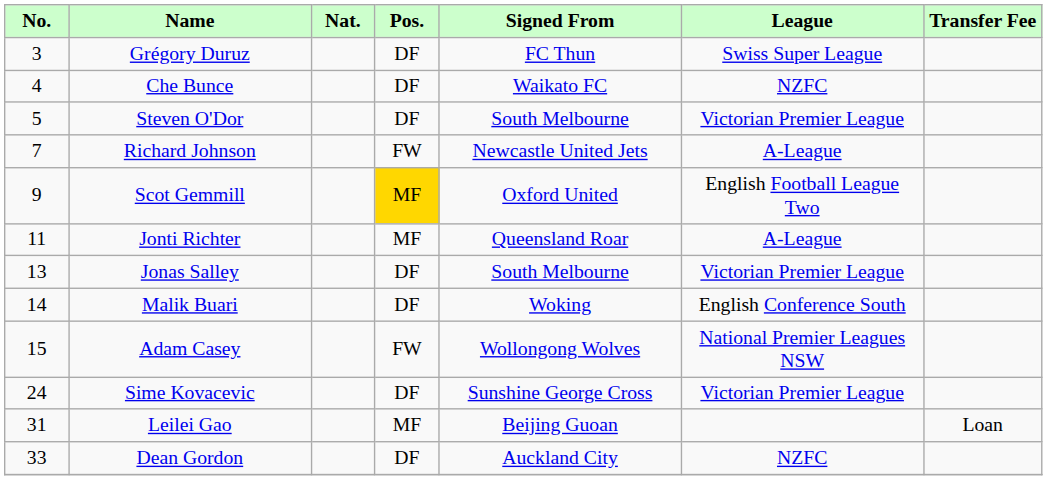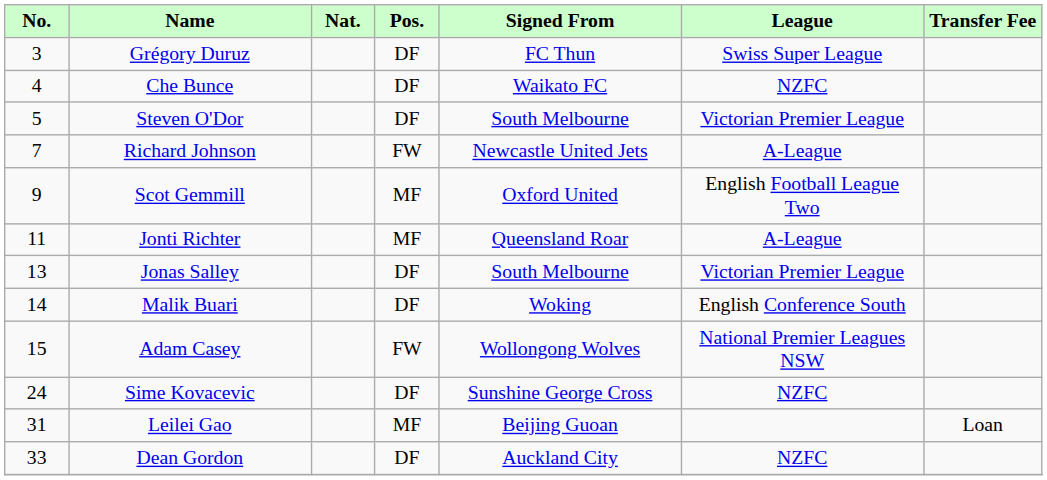(407, 195) gold background -> (407, 195) no background
(802, 393) Victorian Premier League -> (802, 393) NZFC
